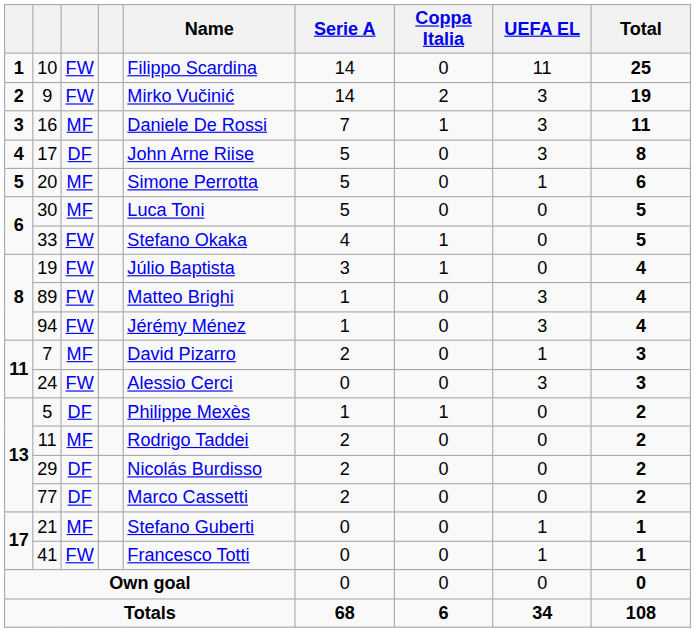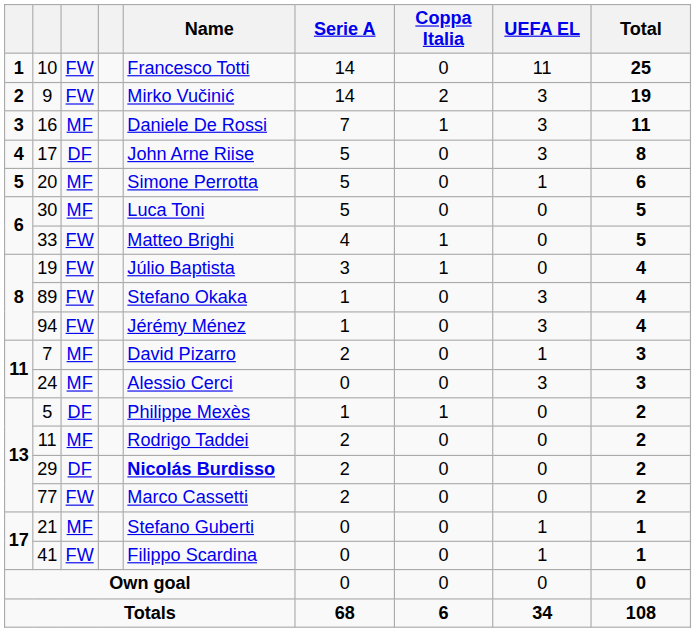(192, 67) Filippo Scardina -> (188, 67) Francesco Totti
(187, 239) Stefano Okaka -> (181, 239) Matteo Brighi
(181, 297) Matteo Brighi -> (187, 297) Stefano Okaka
(80, 383) FW -> (80, 383) MF
(195, 469) normal -> (201, 469) bold
(80, 497) DF -> (80, 497) FW
(188, 555) Francesco Totti -> (192, 555) Filippo Scardina
